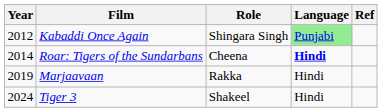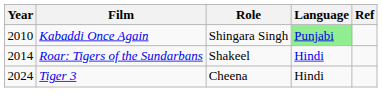(20, 35) 2012 -> (20, 35) 2010
(228, 55) Cheena -> (229, 55) Shakeel
(310, 55) bold -> (309, 55) normal
- row: (71, 76)
(229, 96) Shakeel -> (228, 76) Cheena
